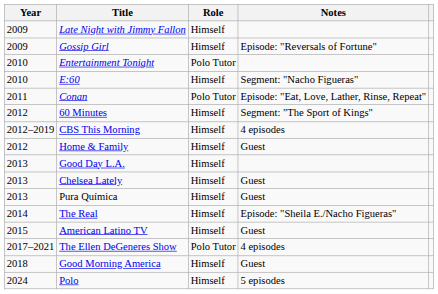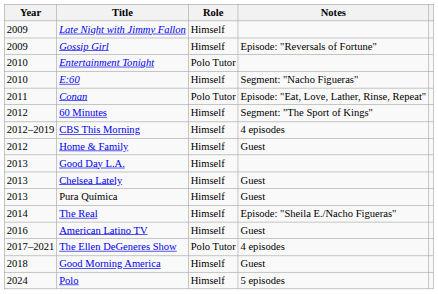(17, 230) 2015 -> (17, 230) 2016
